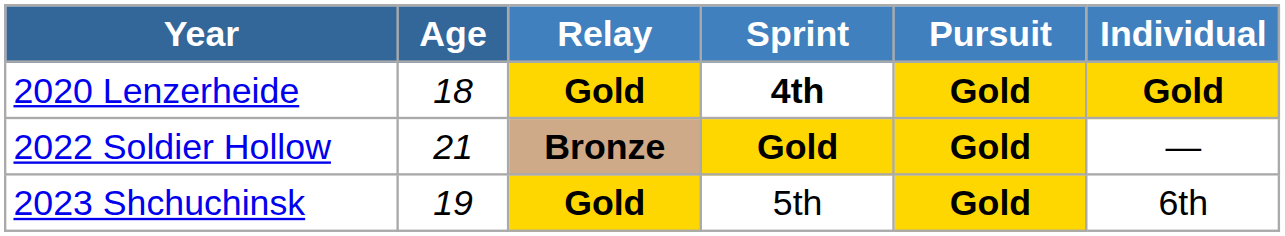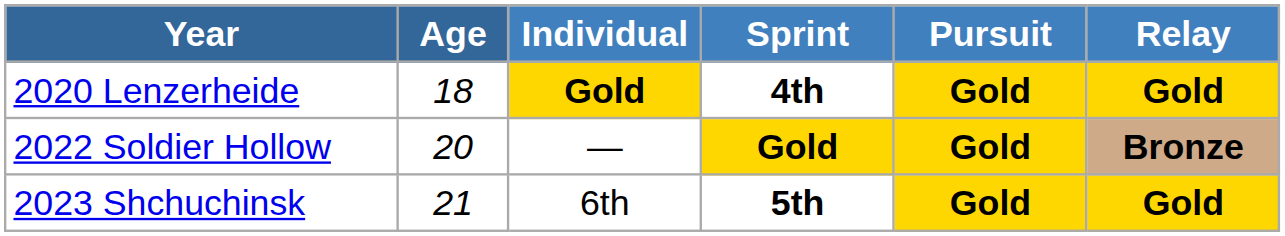columns swapped: (1183, 34) <-> (605, 34)
(453, 147) 21 -> (453, 147) 20
(453, 203) 19 -> (453, 203) 21
(798, 203) normal -> (798, 203) bold
